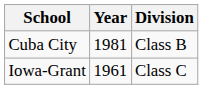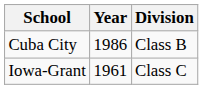(110, 44) 1981 -> (110, 44) 1986
